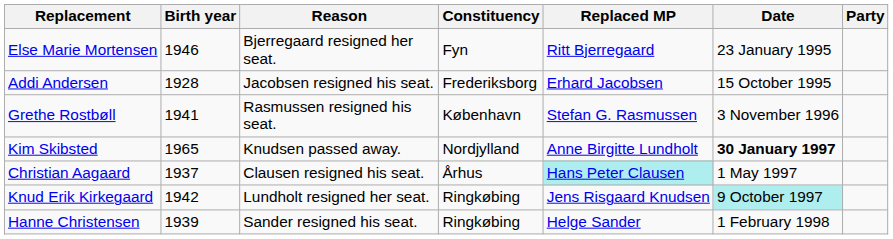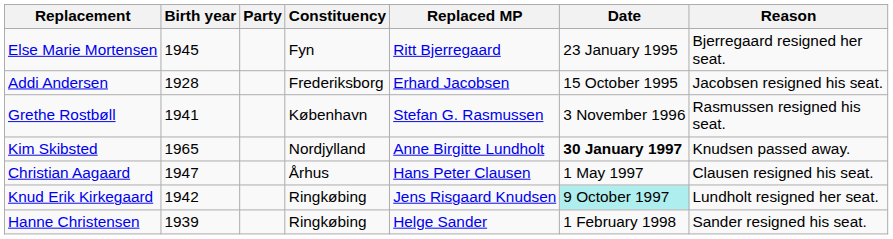columns swapped: (865, 16) <-> (339, 16)
(182, 49) 1946 -> (182, 49) 1945
(182, 173) 1937 -> (182, 173) 1947
(615, 173) paleturquoise background -> (462, 173) no background
